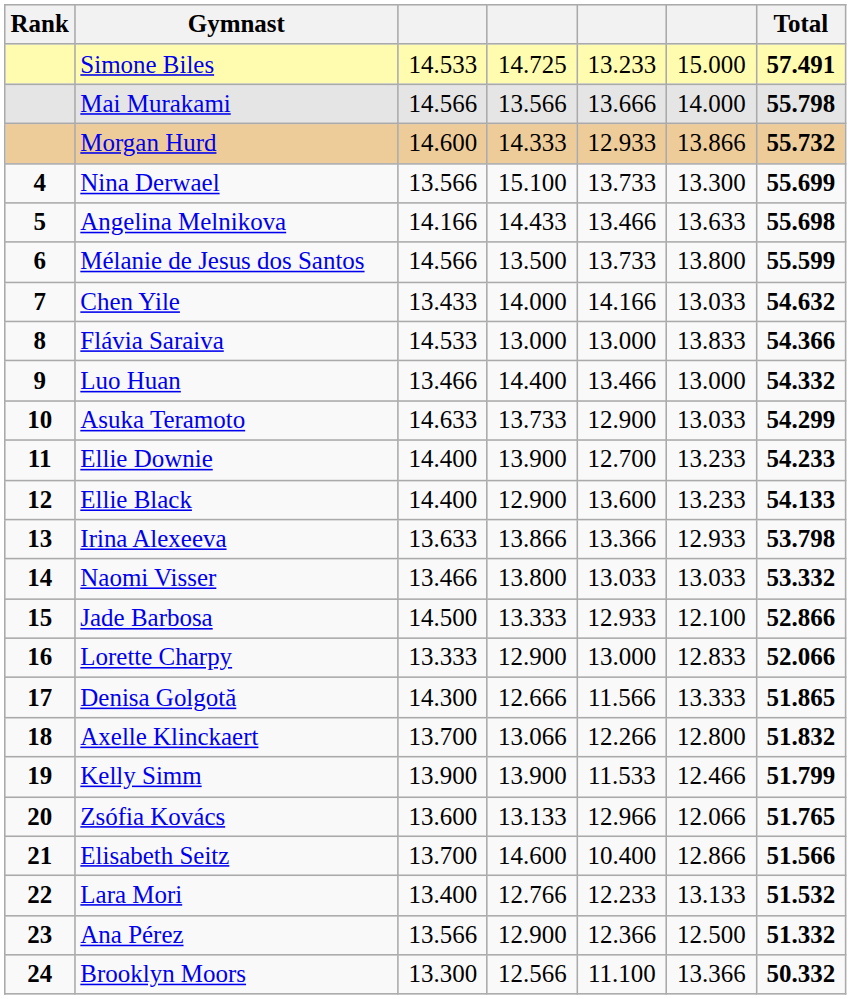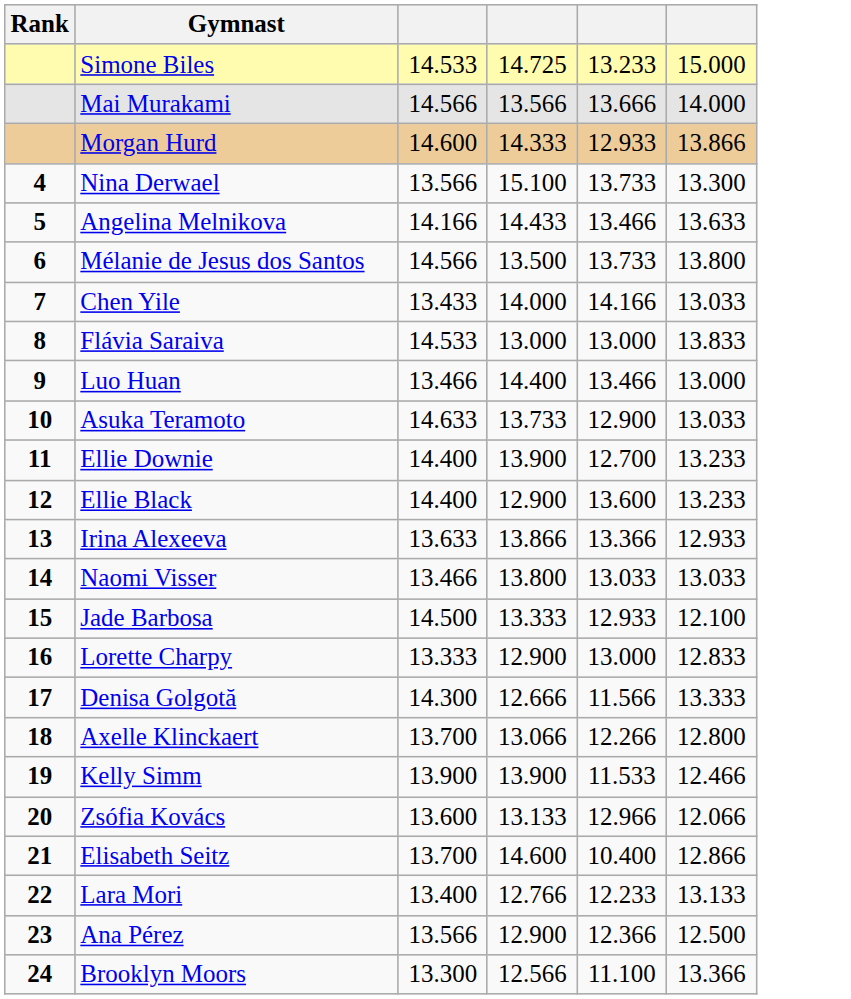- column: (801, 24)
